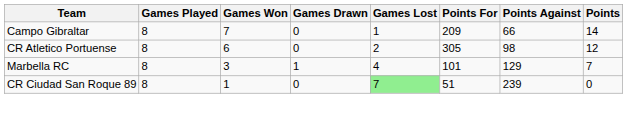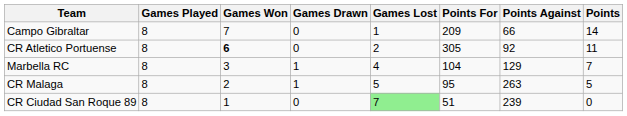(226, 48) normal -> (226, 48) bold
(509, 48) 98 -> (509, 48) 92
(592, 48) 12 -> (592, 48) 11
(452, 66) 101 -> (452, 66) 104
+ row: (35, 84)
